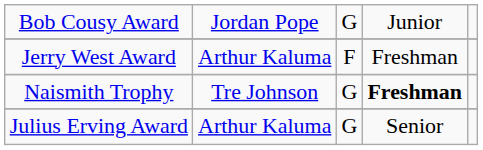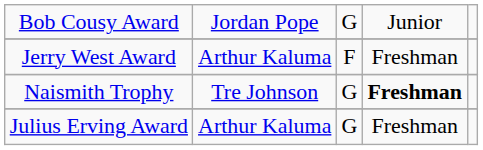(415, 126) Senior -> (415, 126) Freshman
